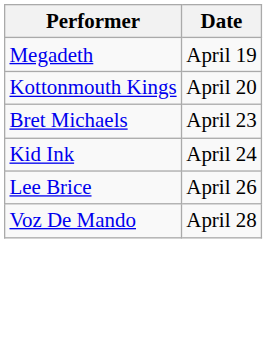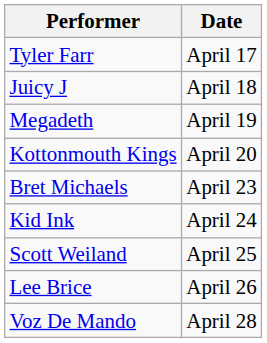+ row: (52, 54)
+ row: (38, 87)
+ row: (68, 253)
